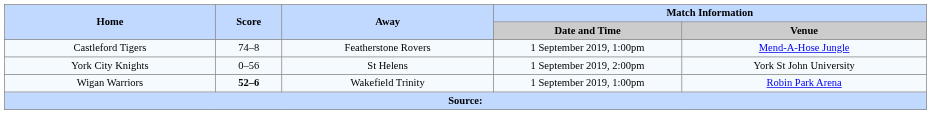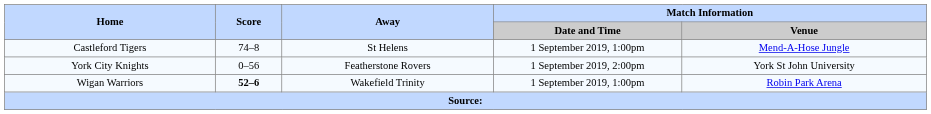(388, 48) Featherstone Rovers -> (388, 48) St Helens
(388, 65) St Helens -> (388, 65) Featherstone Rovers
